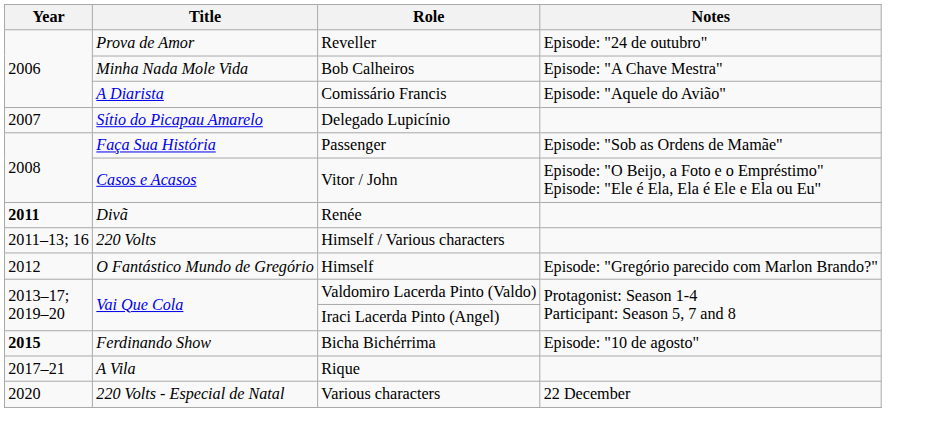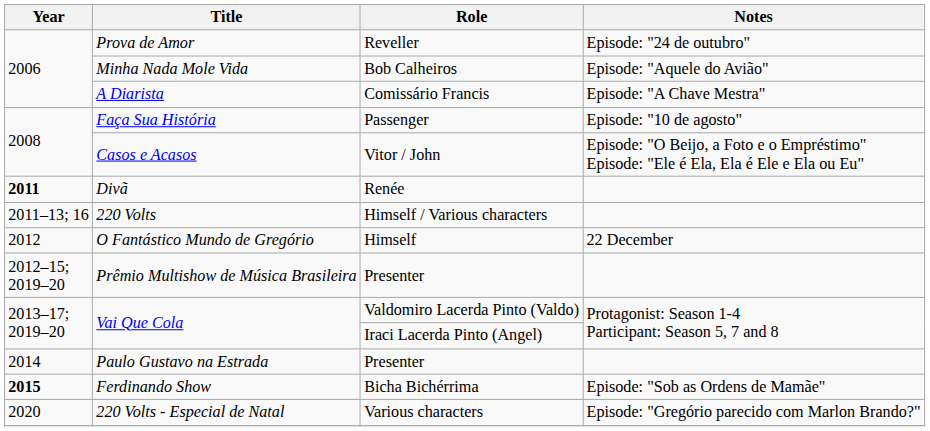(633, 68) Episode: "A Chave Mestra" -> (678, 68) Episode: "Aquele do Avião"
(635, 94) Episode: "Aquele do Avião" -> (676, 94) Episode: "A Chave Mestra"
- row: (180, 119)
(663, 145) Episode: "Sob as Ordens de Mamãe" -> (664, 119) Episode: "10 de agosto"
(711, 266) Episode: "Gregório parecido com Marlon Brando?" -> (630, 240) 22 December
+ row: (227, 275)
+ row: (182, 361)
(621, 343) Episode: "10 de agosto" -> (706, 386) Episode: "Sob as Ordens de Mamãe"
- row: (116, 368)
(587, 394) 22 December -> (754, 412) Episode: "Gregório parecido com Marlon Brando?"
